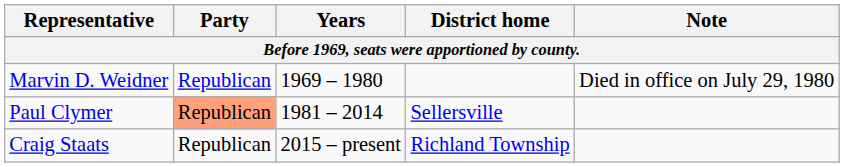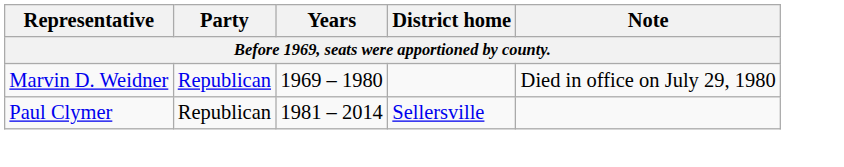(224, 112) lightsalmon background -> (224, 112) no background
- row: (59, 145)
